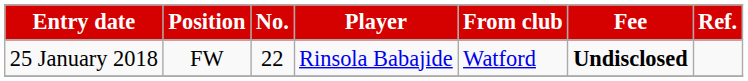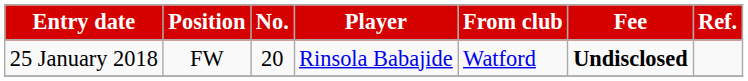(272, 57) 22 -> (272, 57) 20
